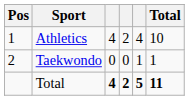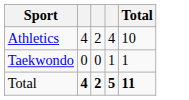- column: (18, 15)
